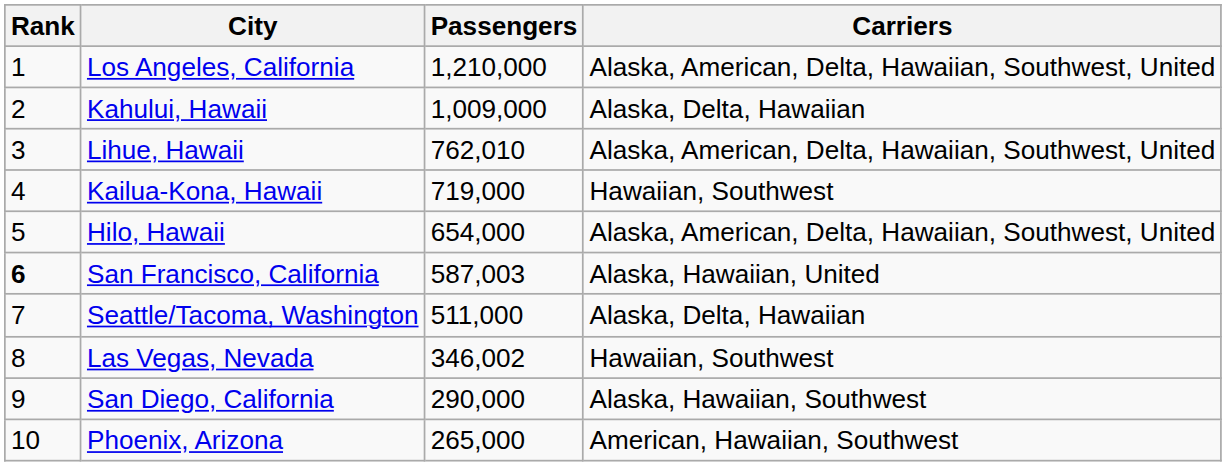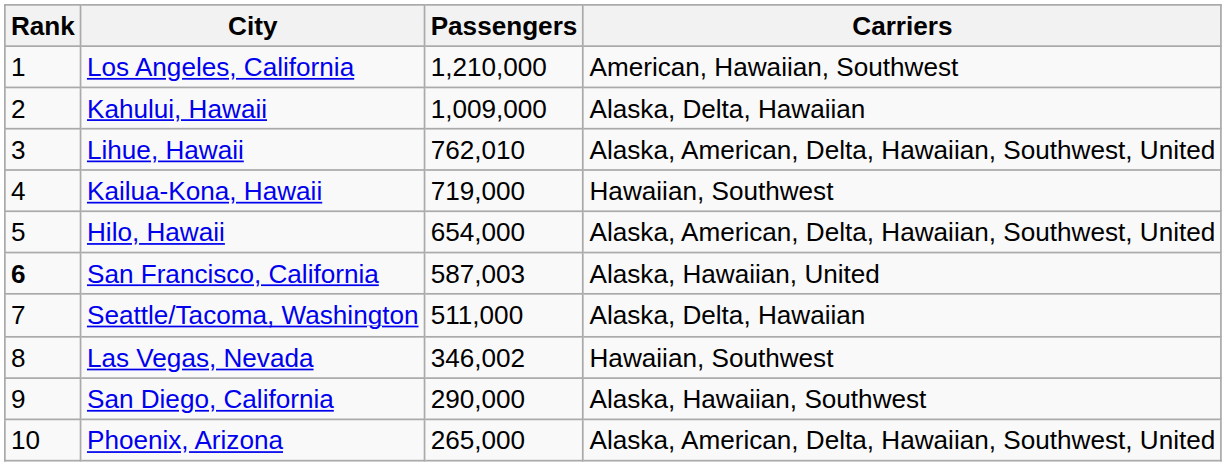(902, 67) Alaska, American, Delta, Hawaiian, Southwest, United -> (774, 67) American, Hawaiian, Southwest
(774, 440) American, Hawaiian, Southwest -> (902, 440) Alaska, American, Delta, Hawaiian, Southwest, United
